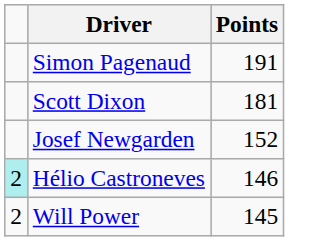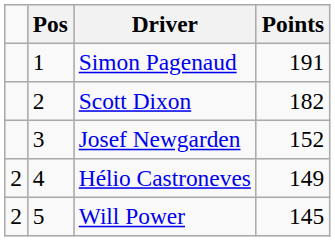+ column: (50, 23)
(261, 101) 181 -> (307, 101) 182
(16, 178) paleturquoise background -> (16, 178) no background
(261, 178) 146 -> (307, 178) 149
